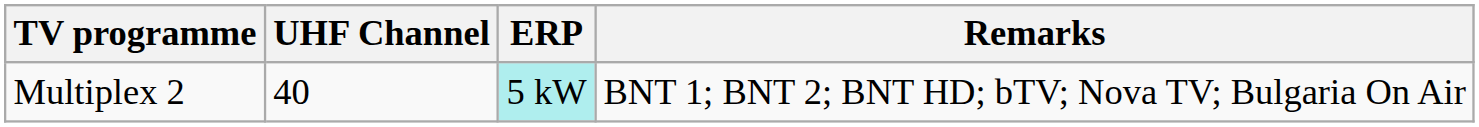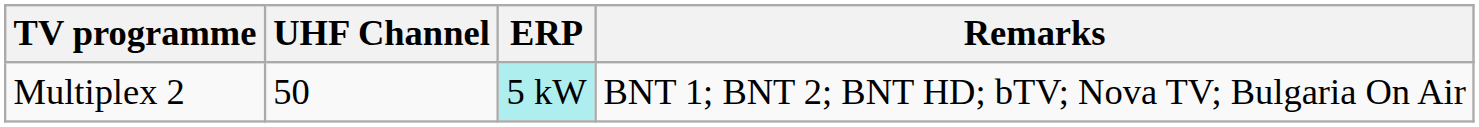(291, 91) 40 -> (291, 91) 50
